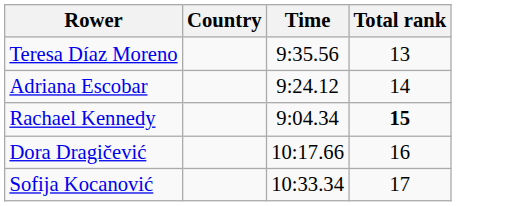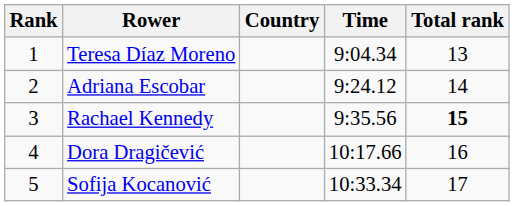+ column: (33, 20)
(308, 53) 9:35.56 -> (365, 53) 9:04.34
(308, 119) 9:04.34 -> (365, 119) 9:35.56
